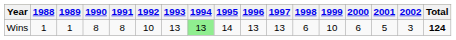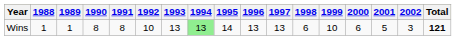(437, 27) 124 -> (437, 27) 121
